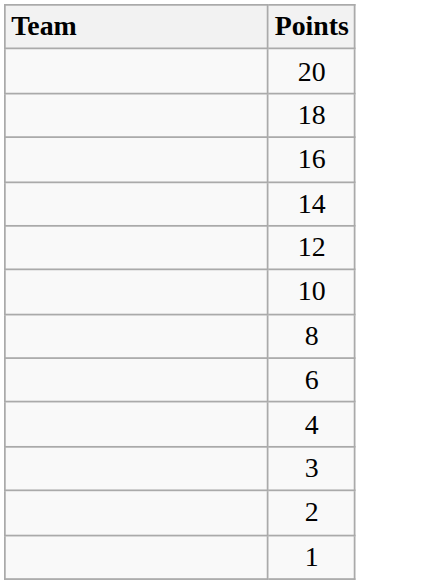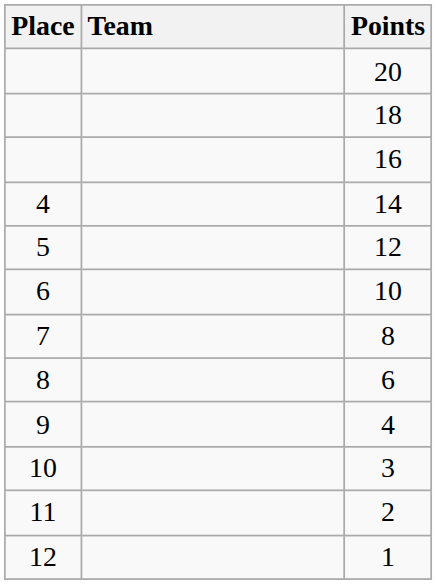+ column: (43, 26)
